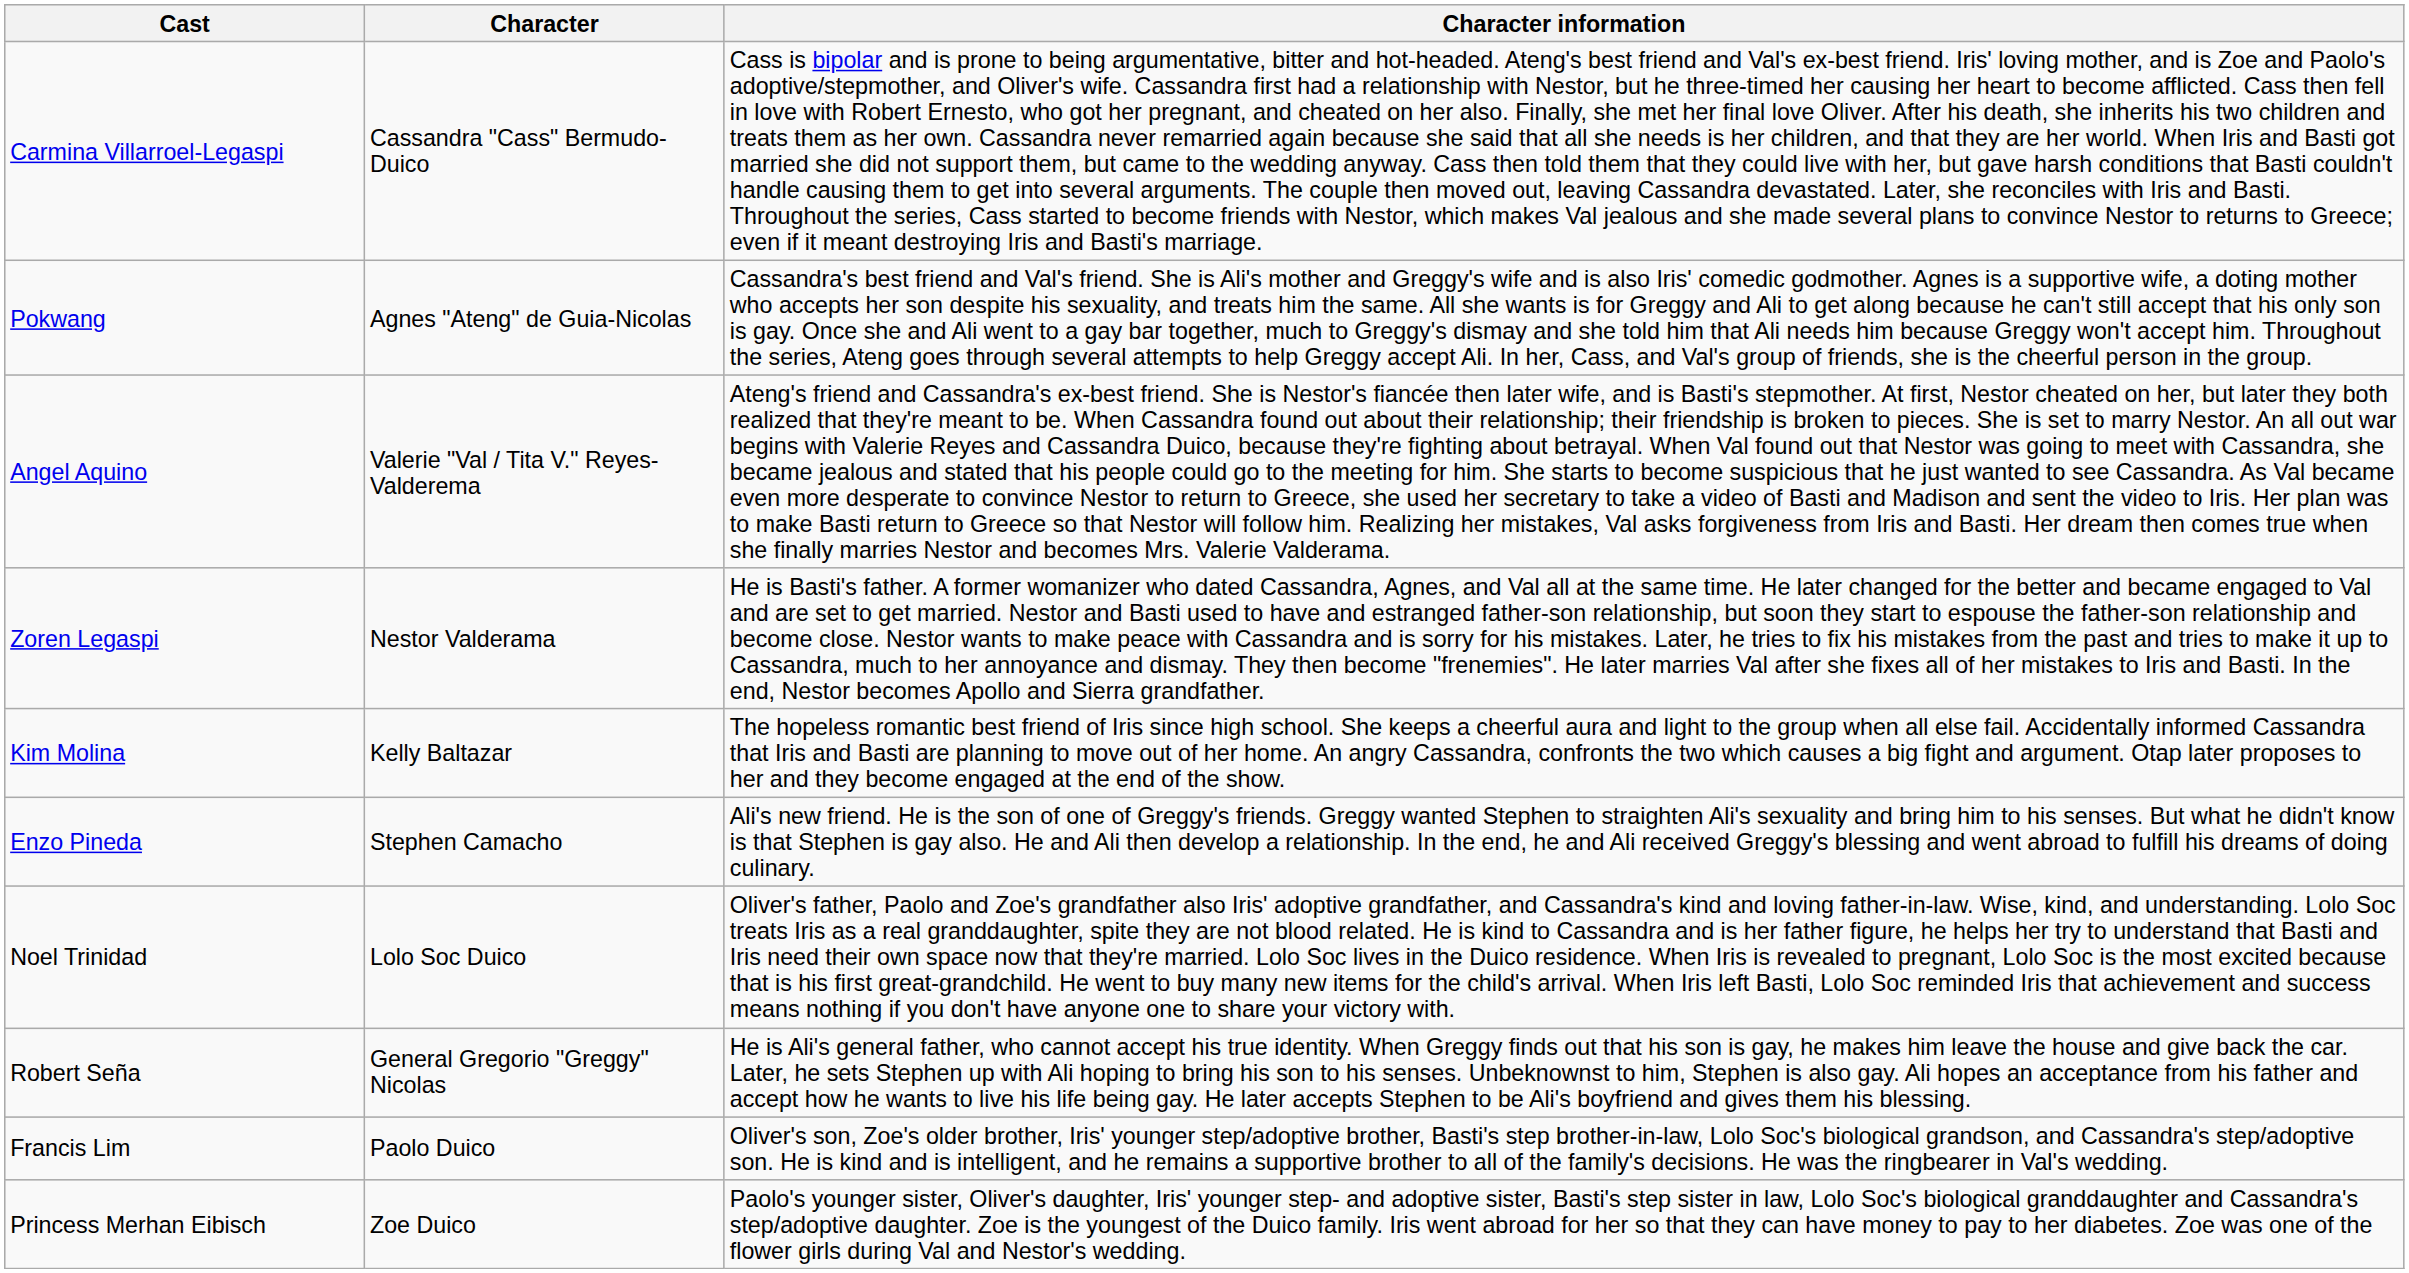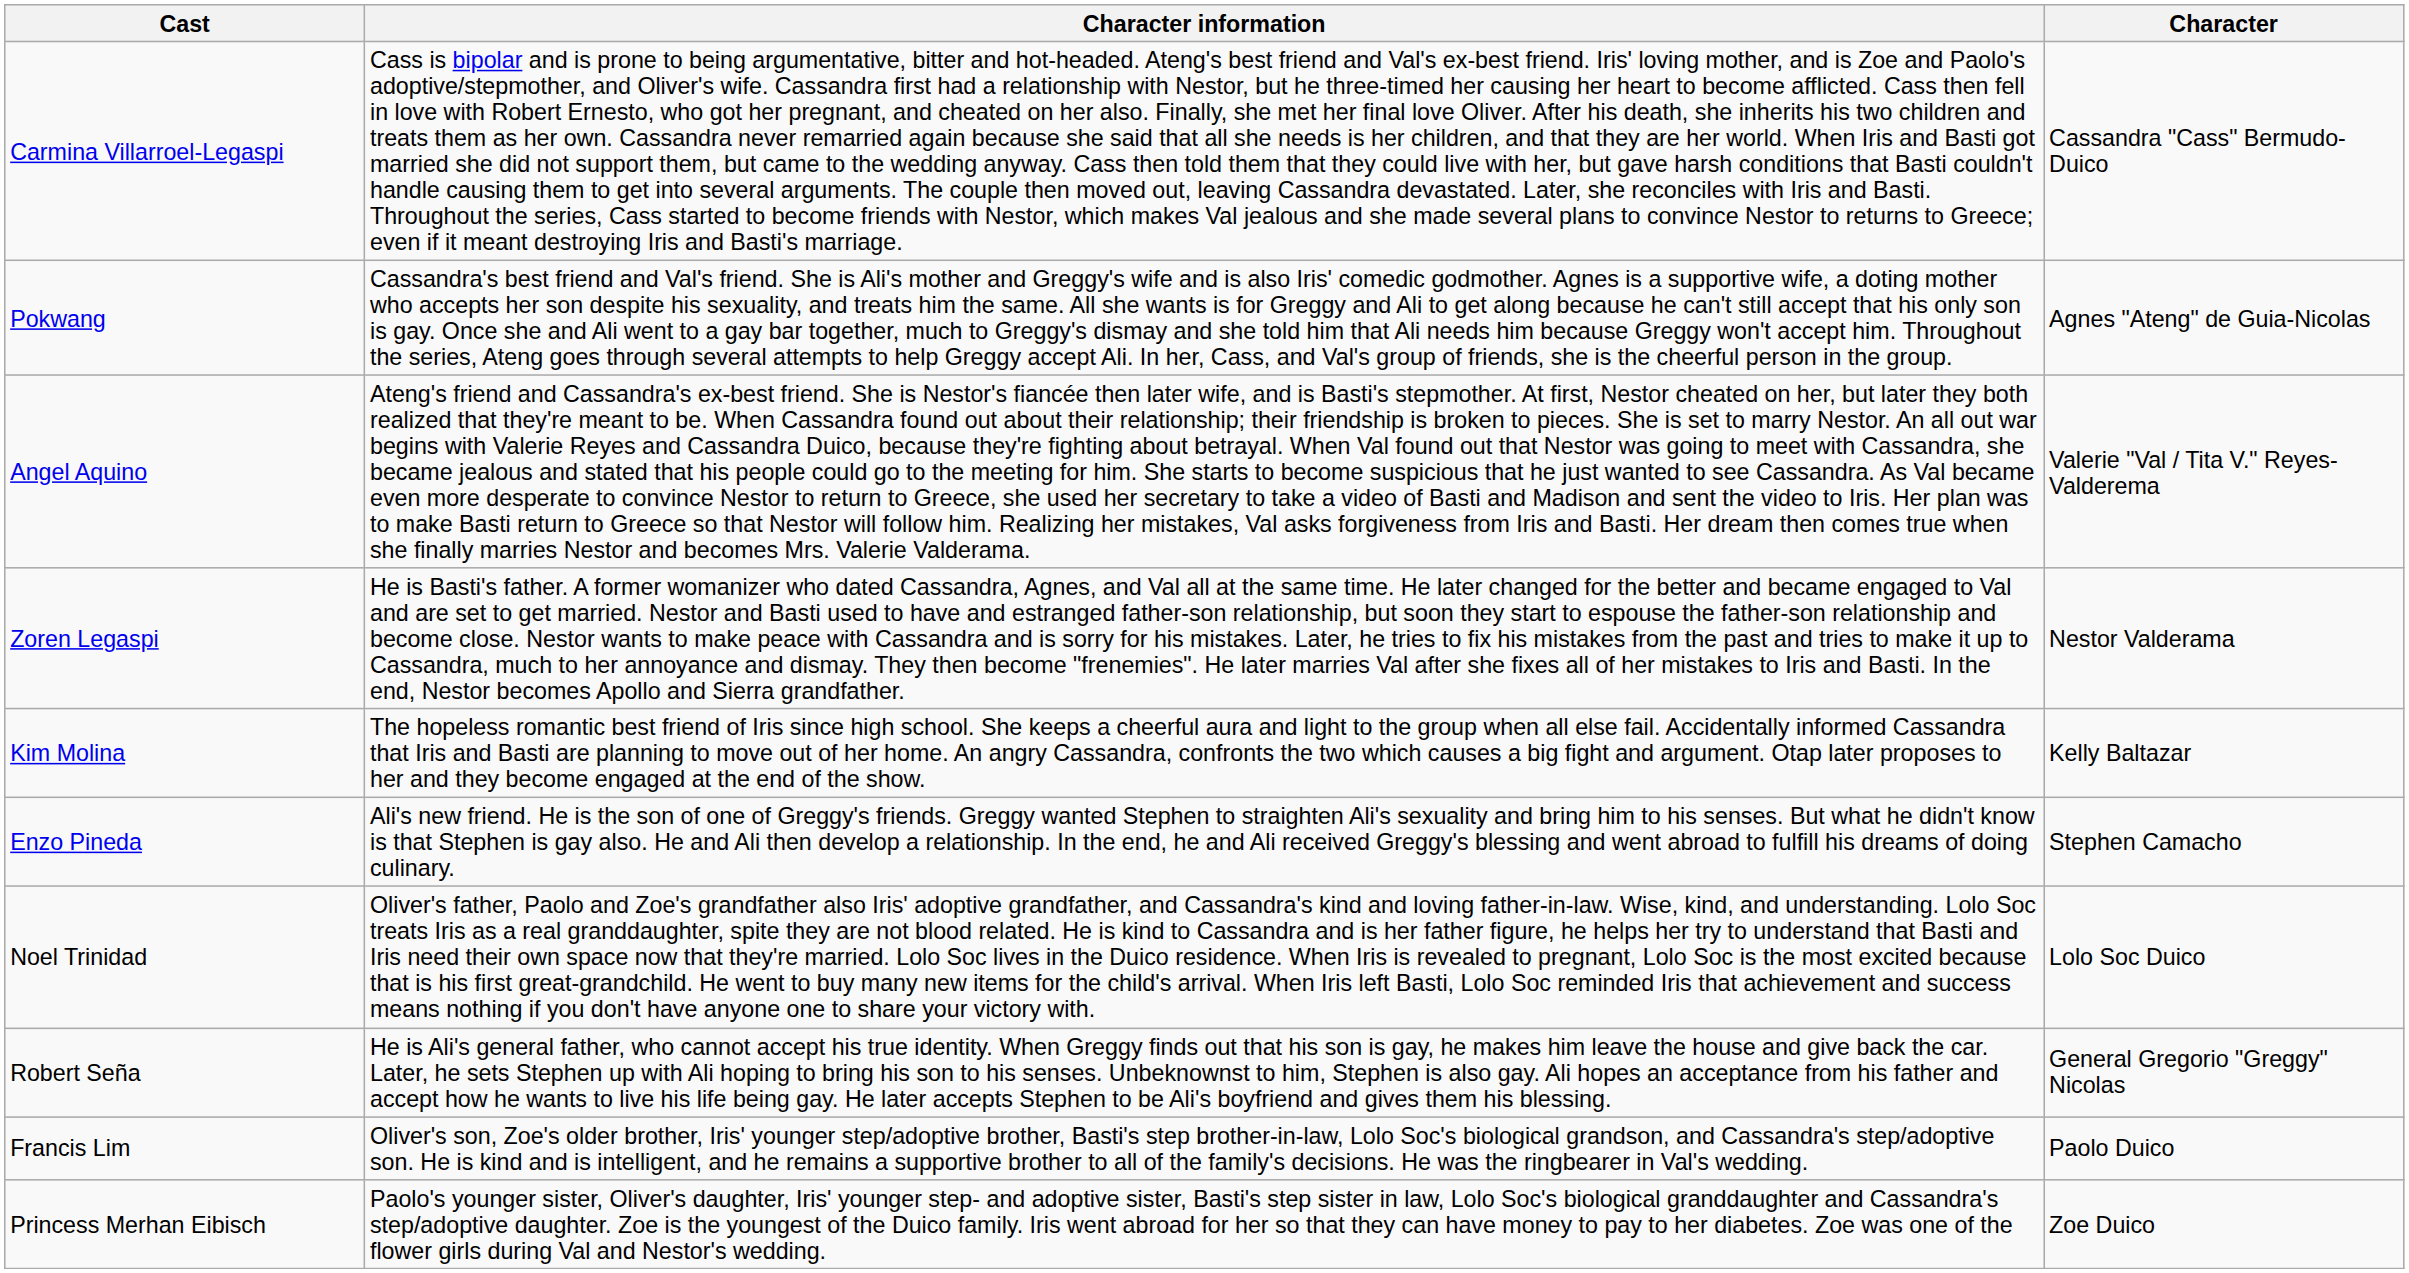columns swapped: (544, 23) <-> (1564, 23)
